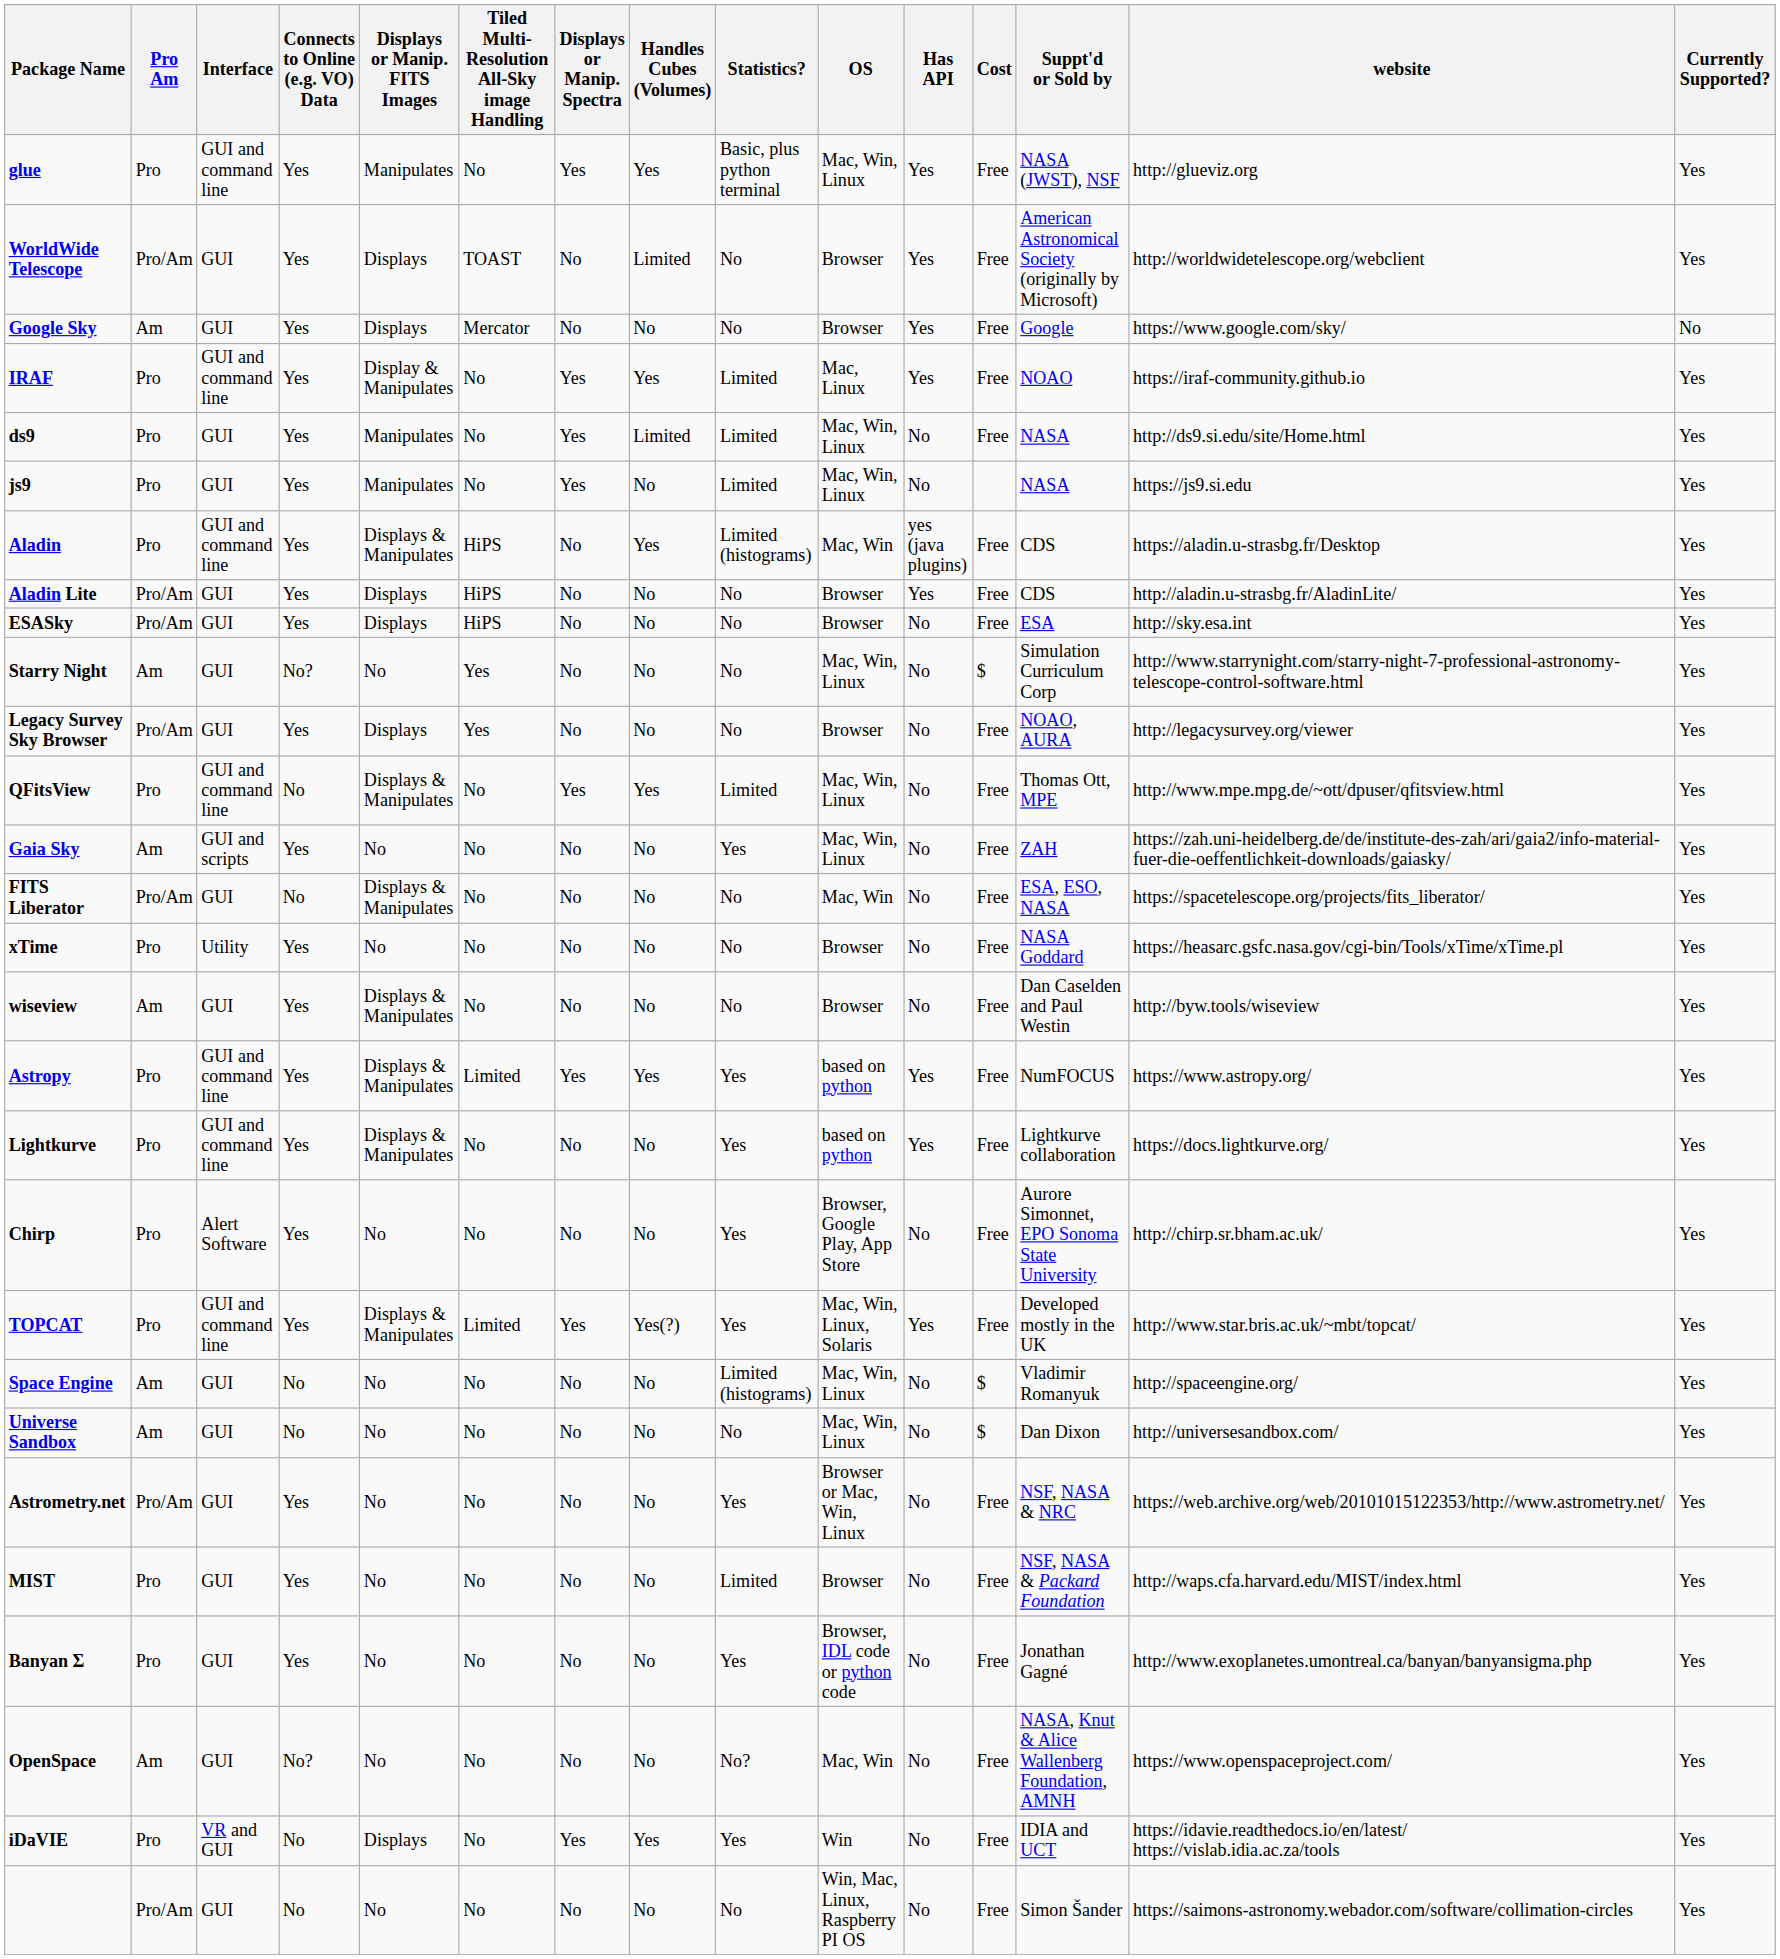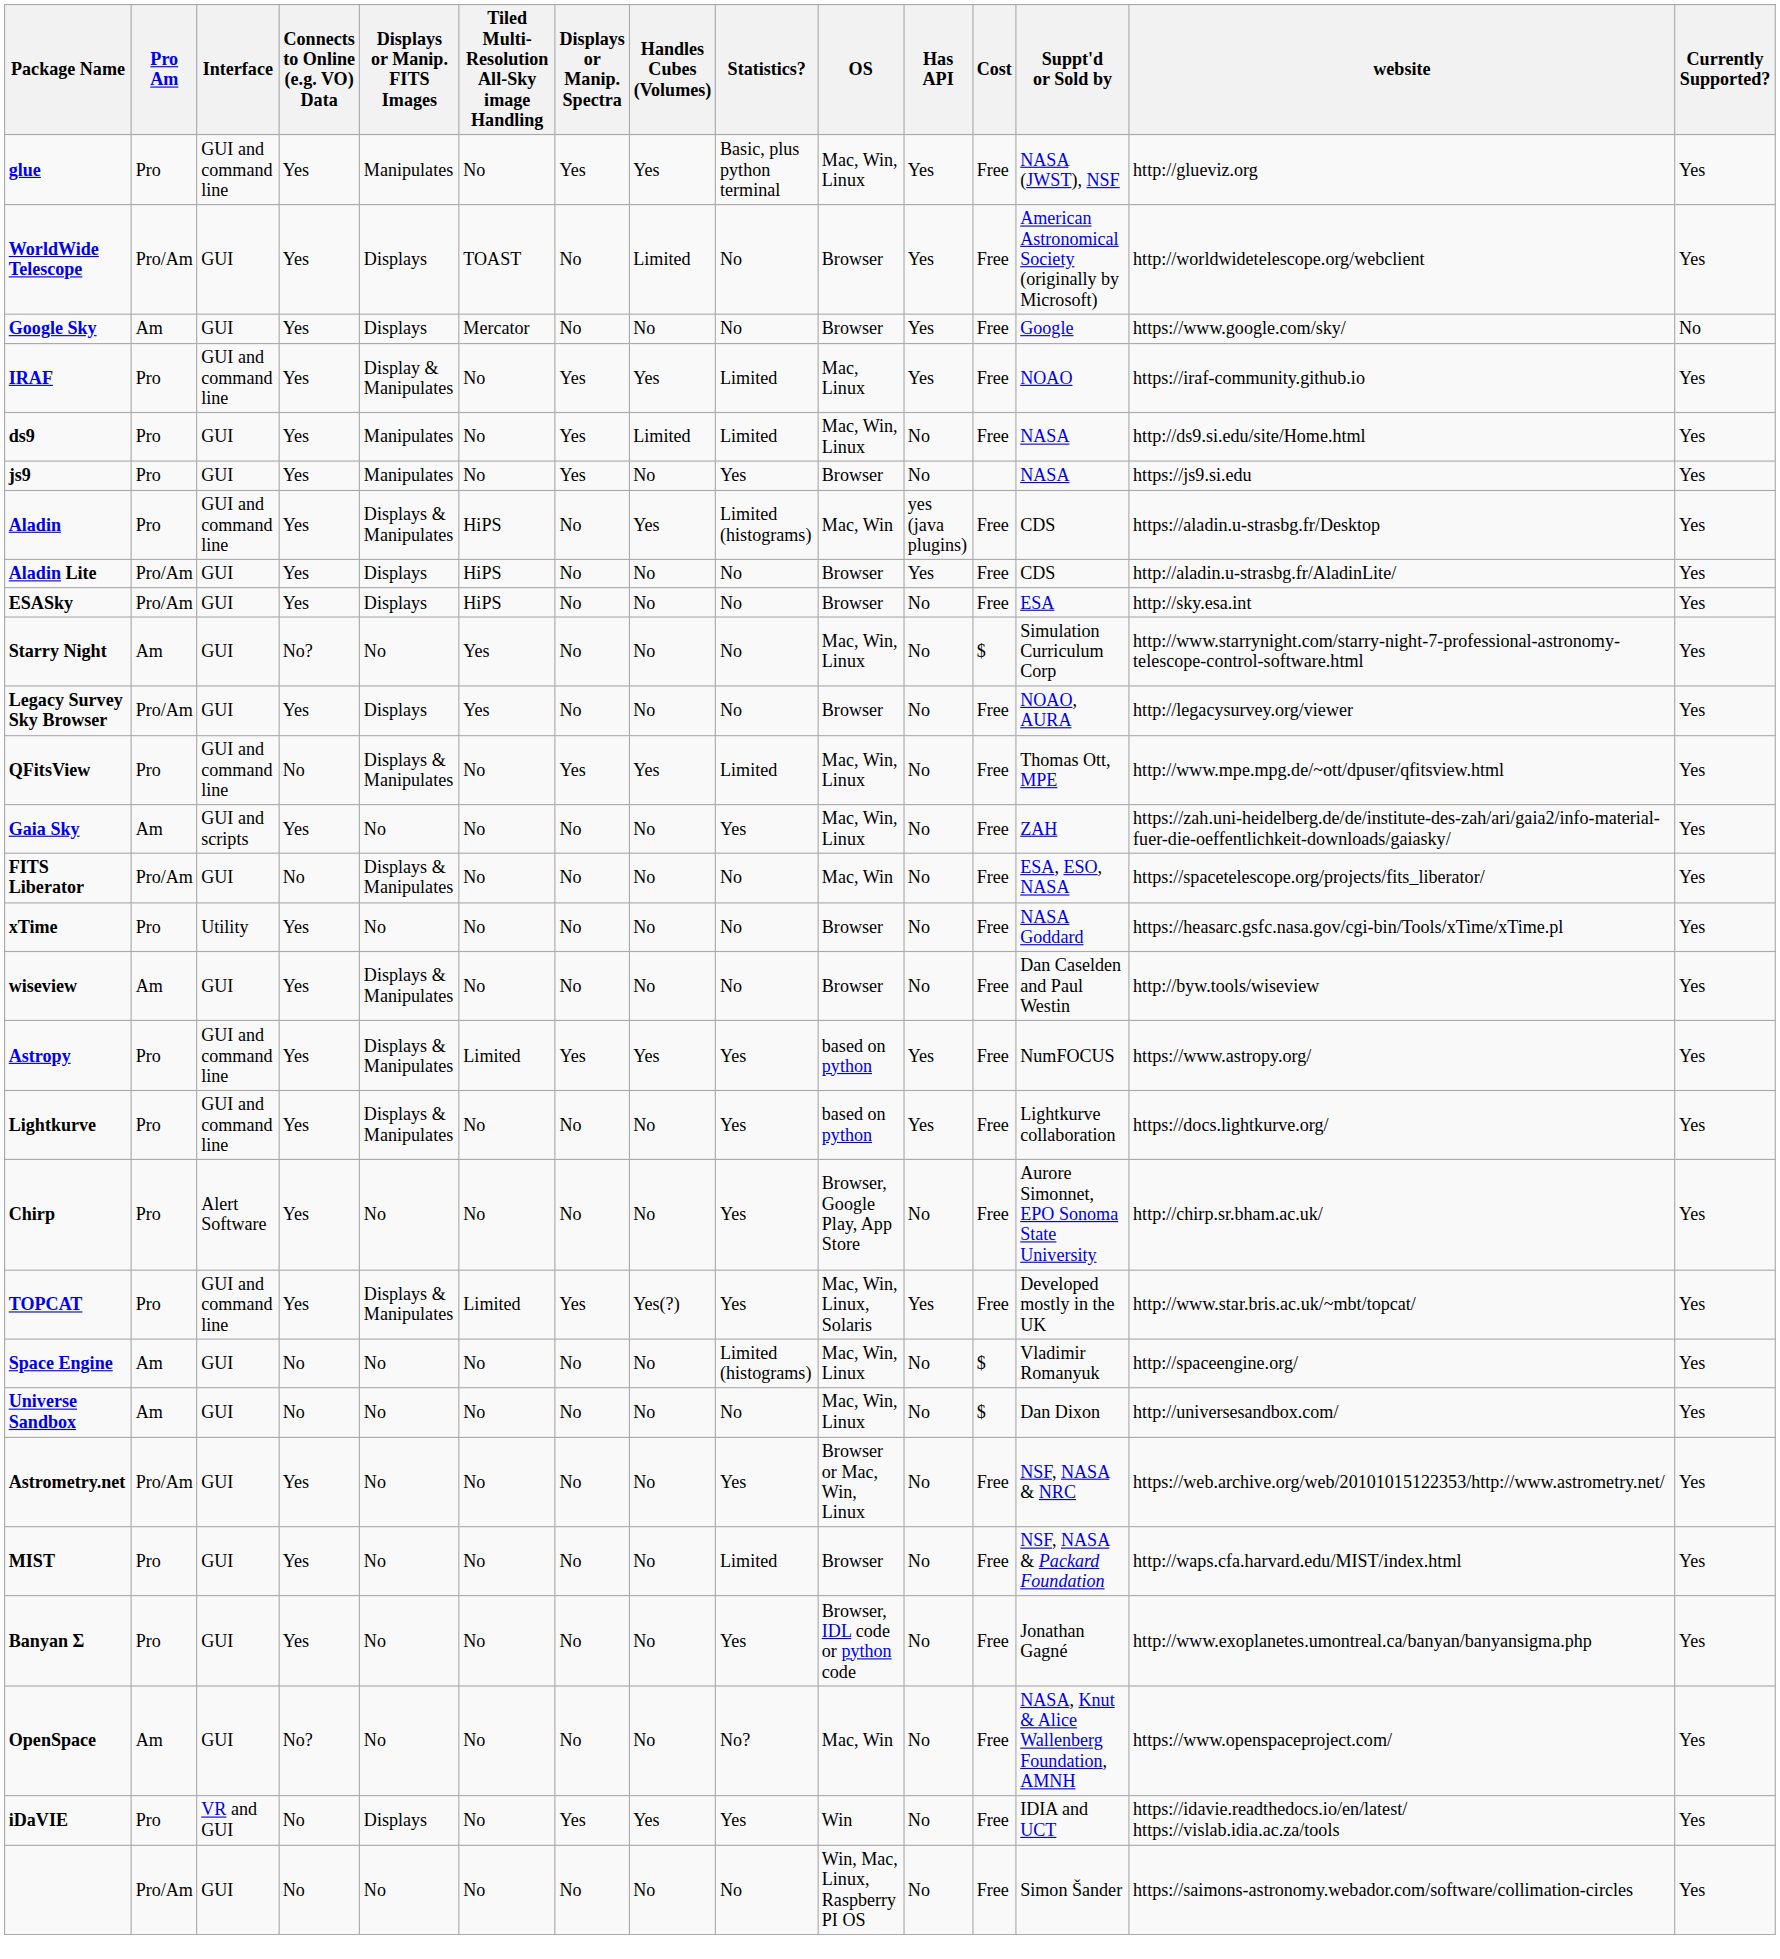(749, 485) Limited -> (733, 475) Yes
(860, 485) Mac, Win, Linux -> (852, 475) Browser
